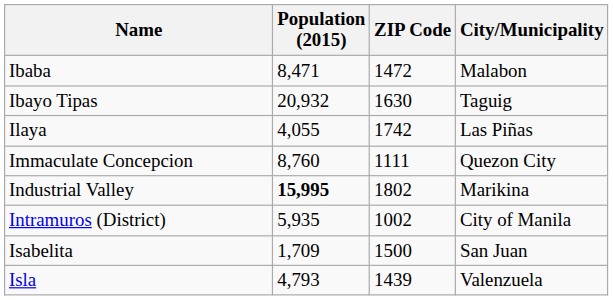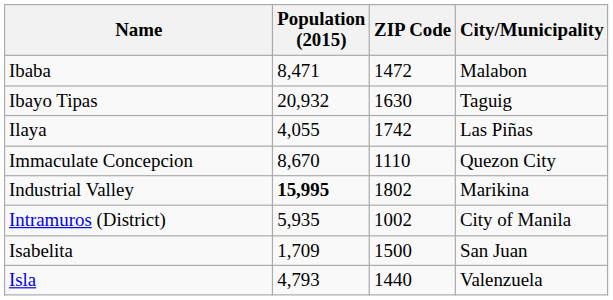(298, 160) 8,760 -> (298, 160) 8,670
(392, 160) 1111 -> (392, 160) 1110
(393, 280) 1439 -> (393, 280) 1440
